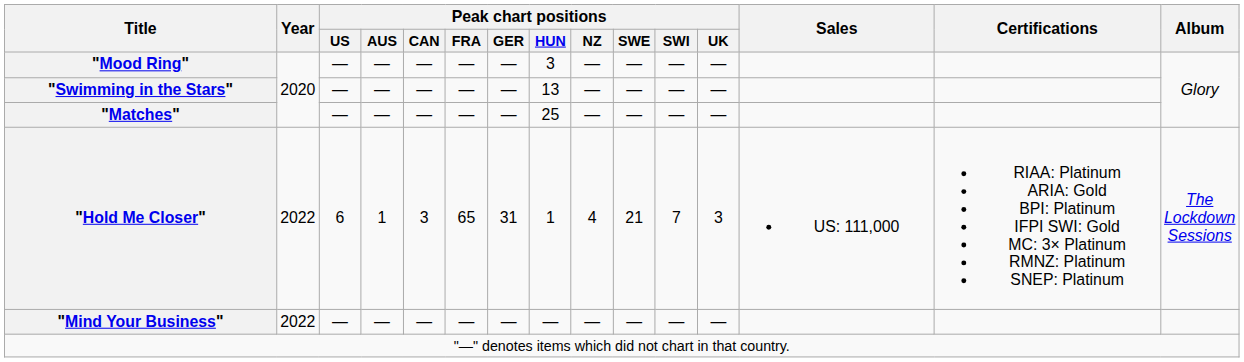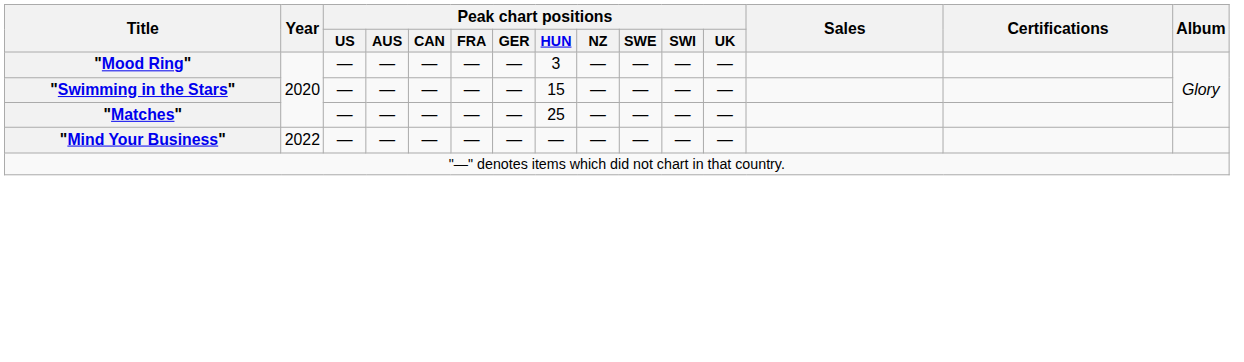(550, 89) 13 -> (556, 89) 15
- row: (140, 218)
